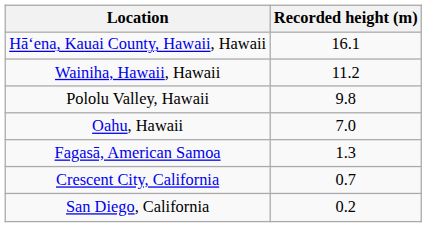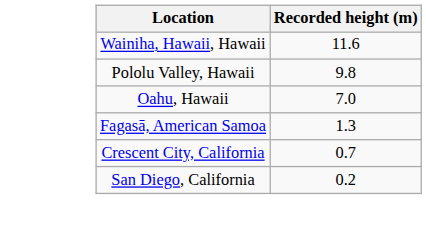- row: (138, 45)
(346, 72) 11.2 -> (346, 45) 11.6
